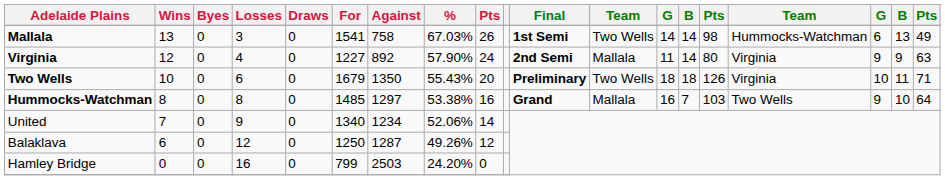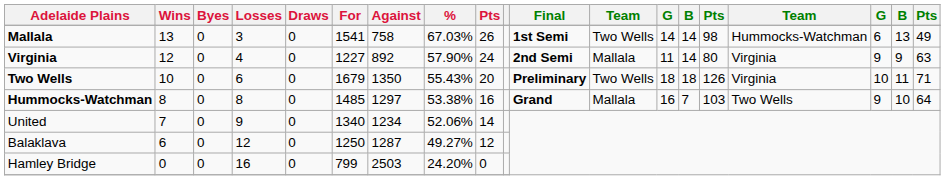(450, 142) 49.26% -> (450, 142) 49.27%
